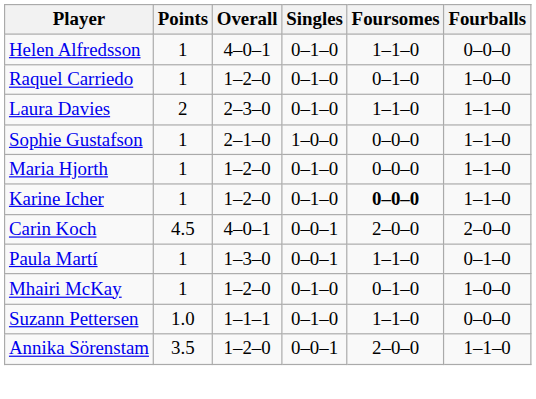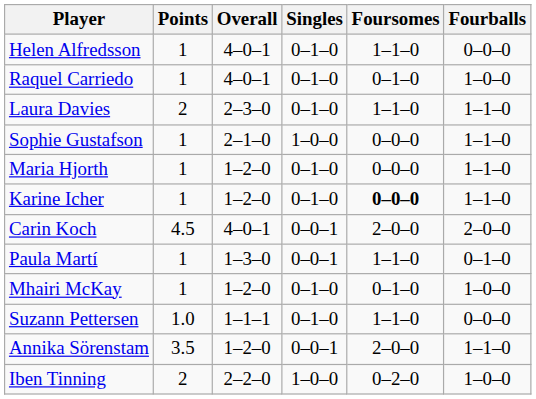(247, 79) 1–2–0 -> (247, 79) 4–0–1
+ row: (57, 378)
